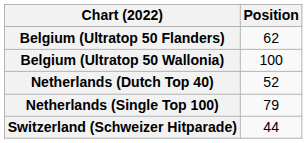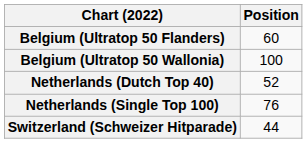(271, 37) 62 -> (271, 37) 60
(271, 104) 79 -> (271, 104) 76
